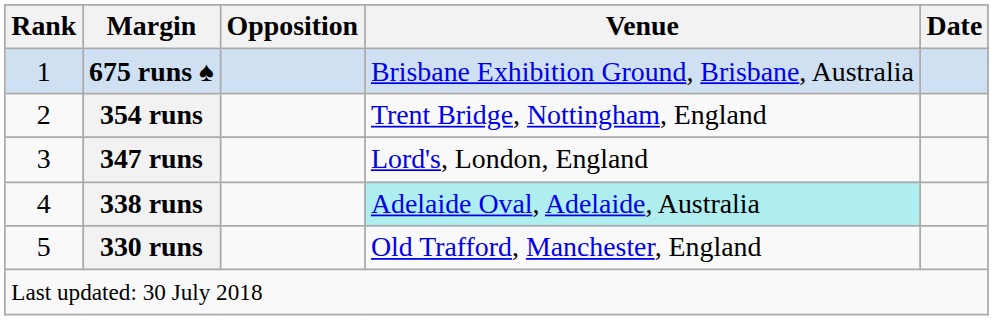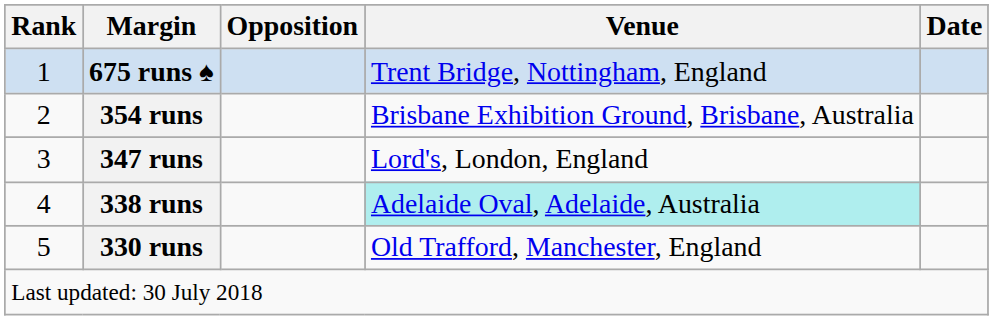(642, 70) Brisbane Exhibition Ground, Brisbane, Australia -> (569, 70) Trent Bridge, Nottingham, England
(569, 114) Trent Bridge, Nottingham, England -> (642, 114) Brisbane Exhibition Ground, Brisbane, Australia
